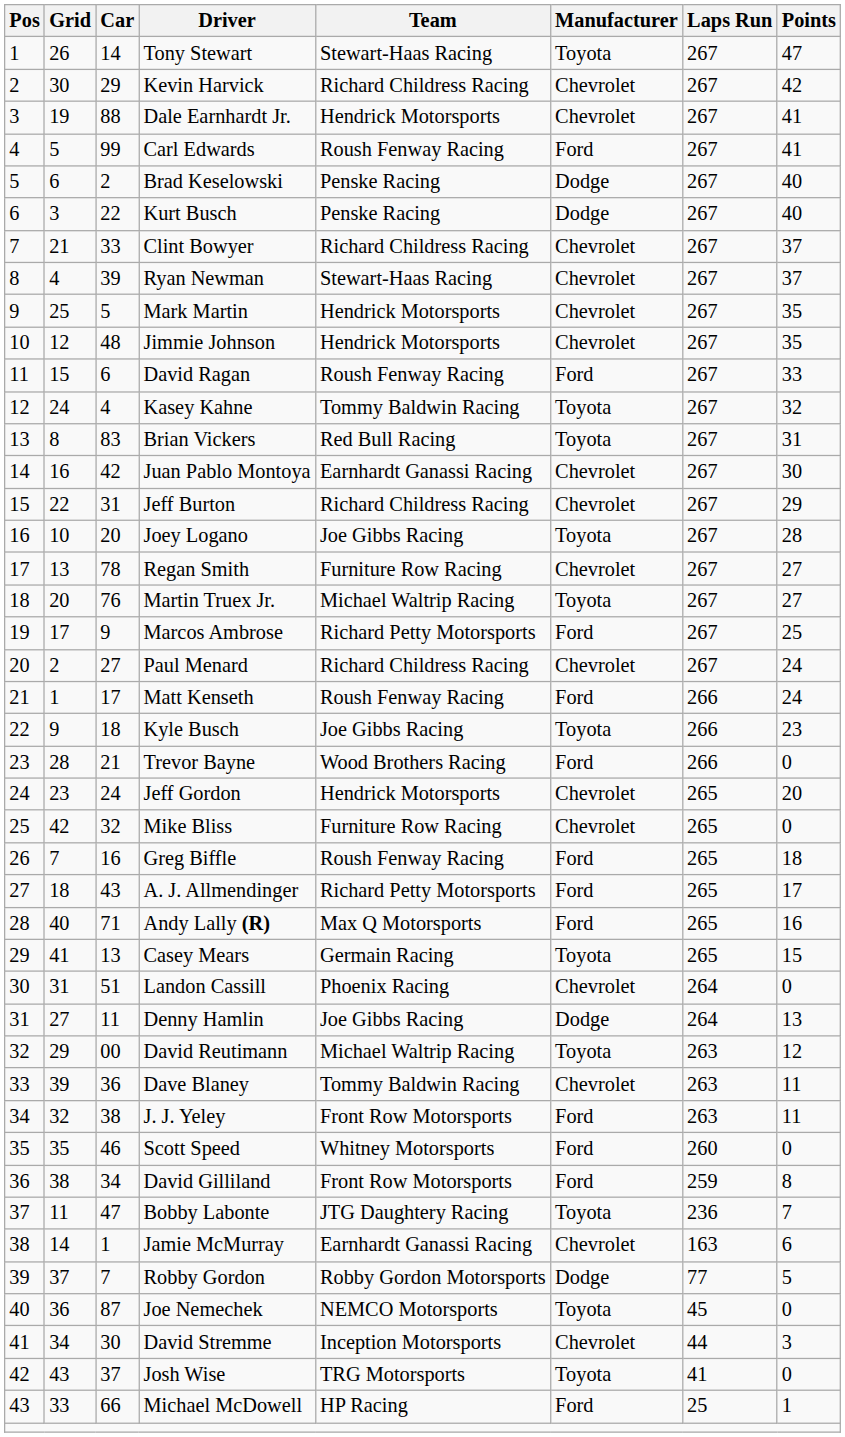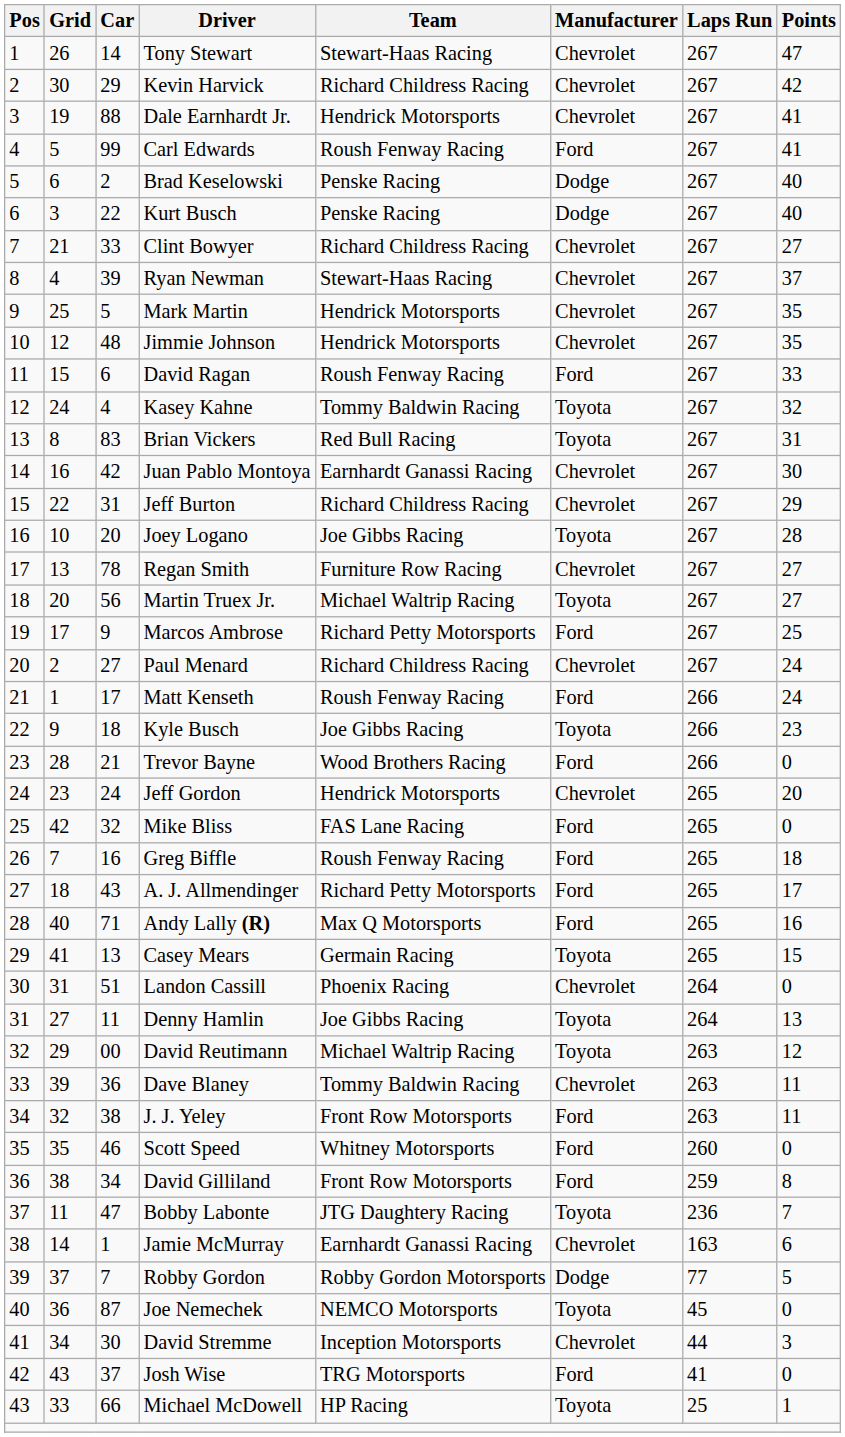(583, 52) Toyota -> (595, 52) Chevrolet
(792, 246) 37 -> (792, 246) 27
(110, 600) 76 -> (110, 600) 56
(411, 826) Furniture Row Racing -> (392, 826) FAS Lane Racing
(595, 826) Chevrolet -> (574, 826) Ford
(582, 1019) Dodge -> (583, 1019) Toyota
(583, 1374) Toyota -> (574, 1374) Ford
(574, 1406) Ford -> (583, 1406) Toyota
